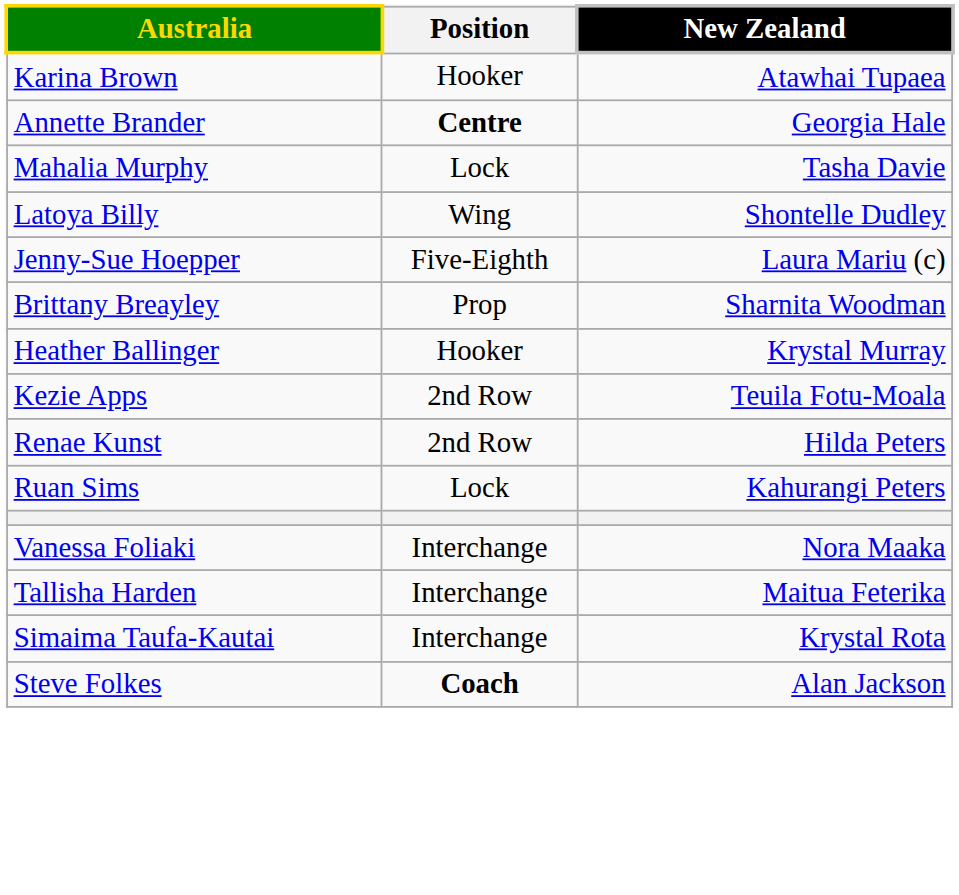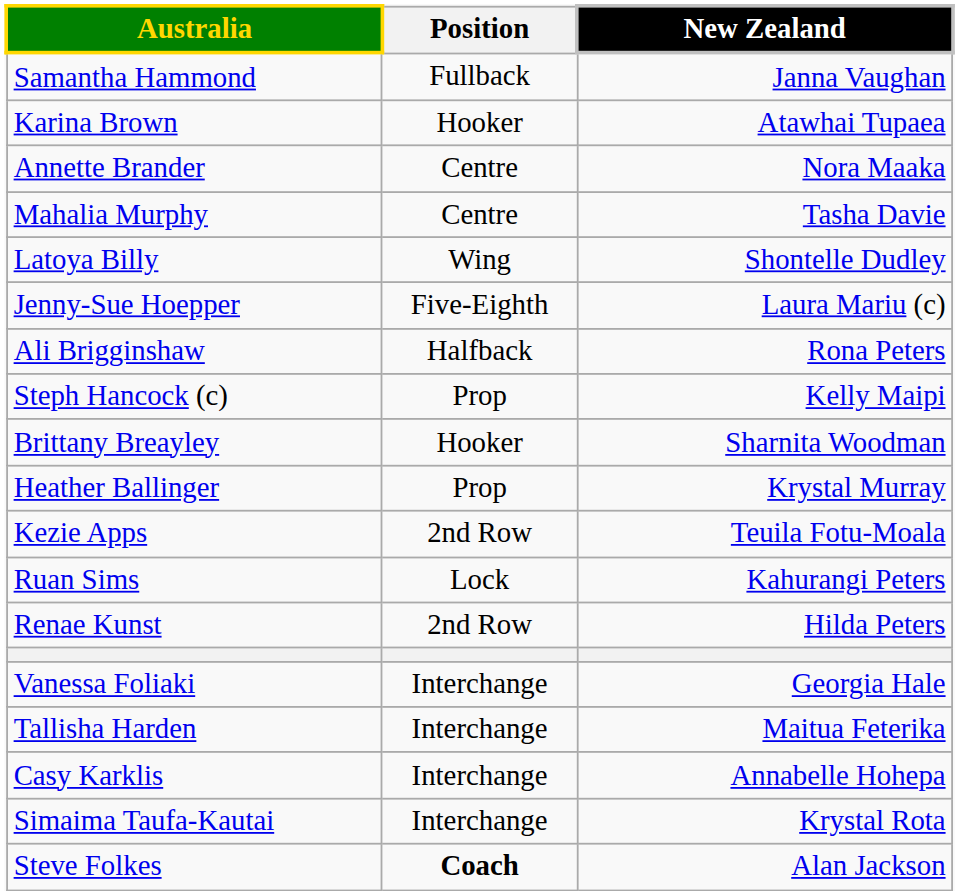+ row: (135, 76)
(480, 122) bold -> (480, 167) normal
(869, 122) Georgia Hale -> (874, 167) Nora Maaka
(480, 167) Lock -> (480, 213) Centre
+ row: (109, 350)
+ row: (121, 396)
(480, 304) Prop -> (480, 442) Hooker
(480, 350) Hooker -> (480, 487) Prop
rows swapped: (88, 442) <-> (76, 487)
(874, 546) Nora Maaka -> (869, 683) Georgia Hale
+ row: (88, 775)
